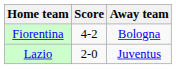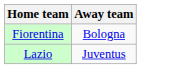- column: (89, 14)
